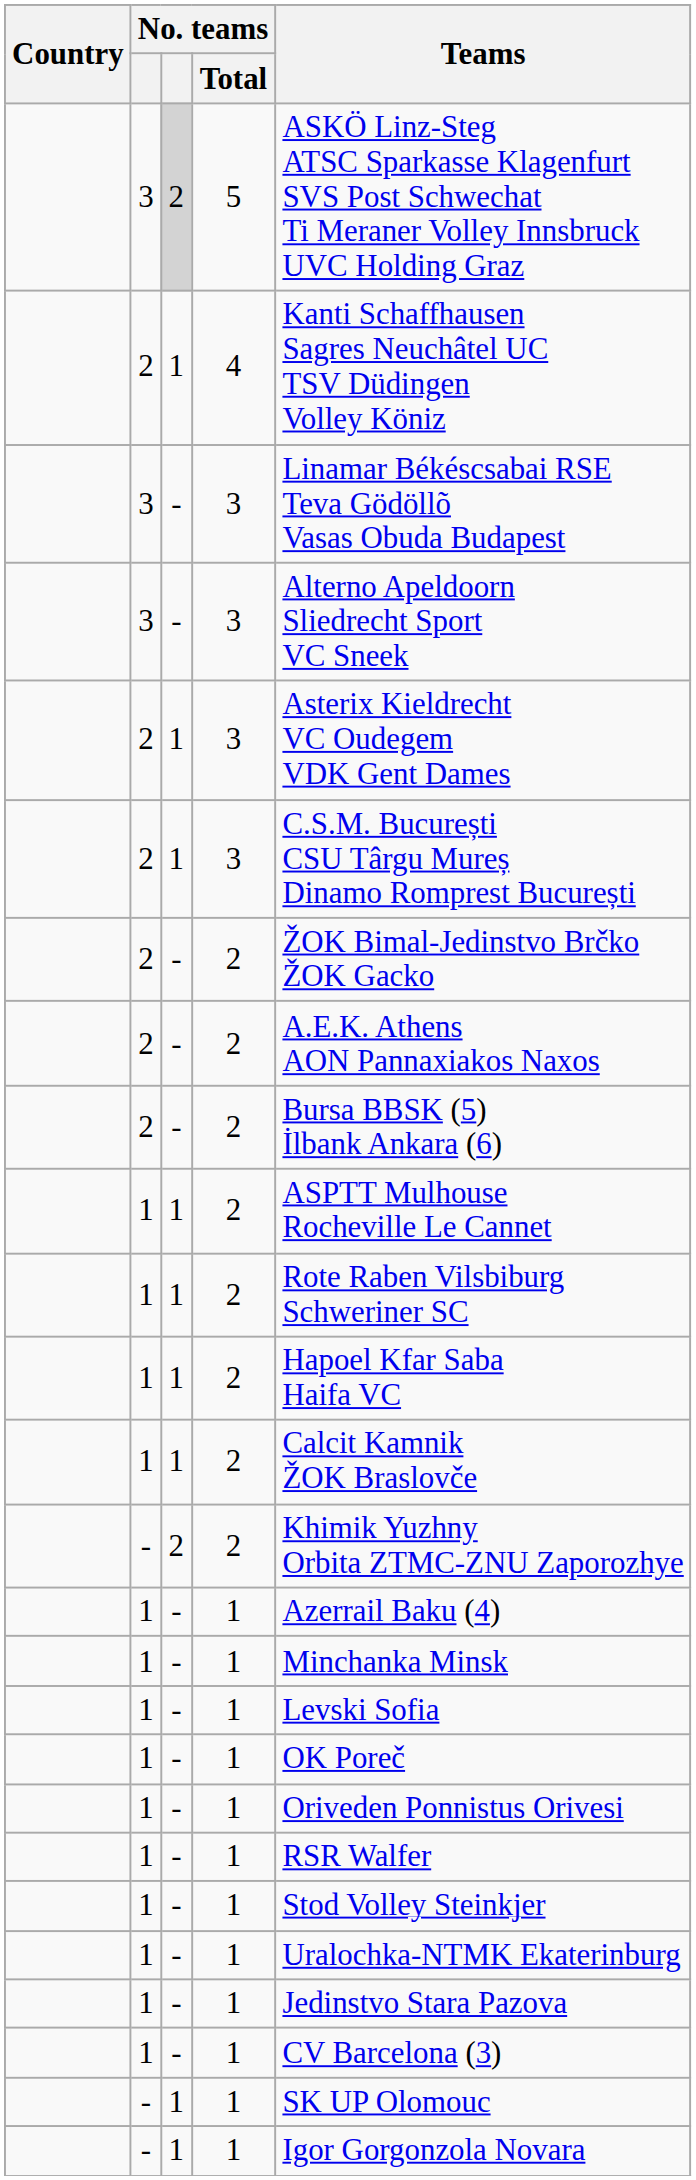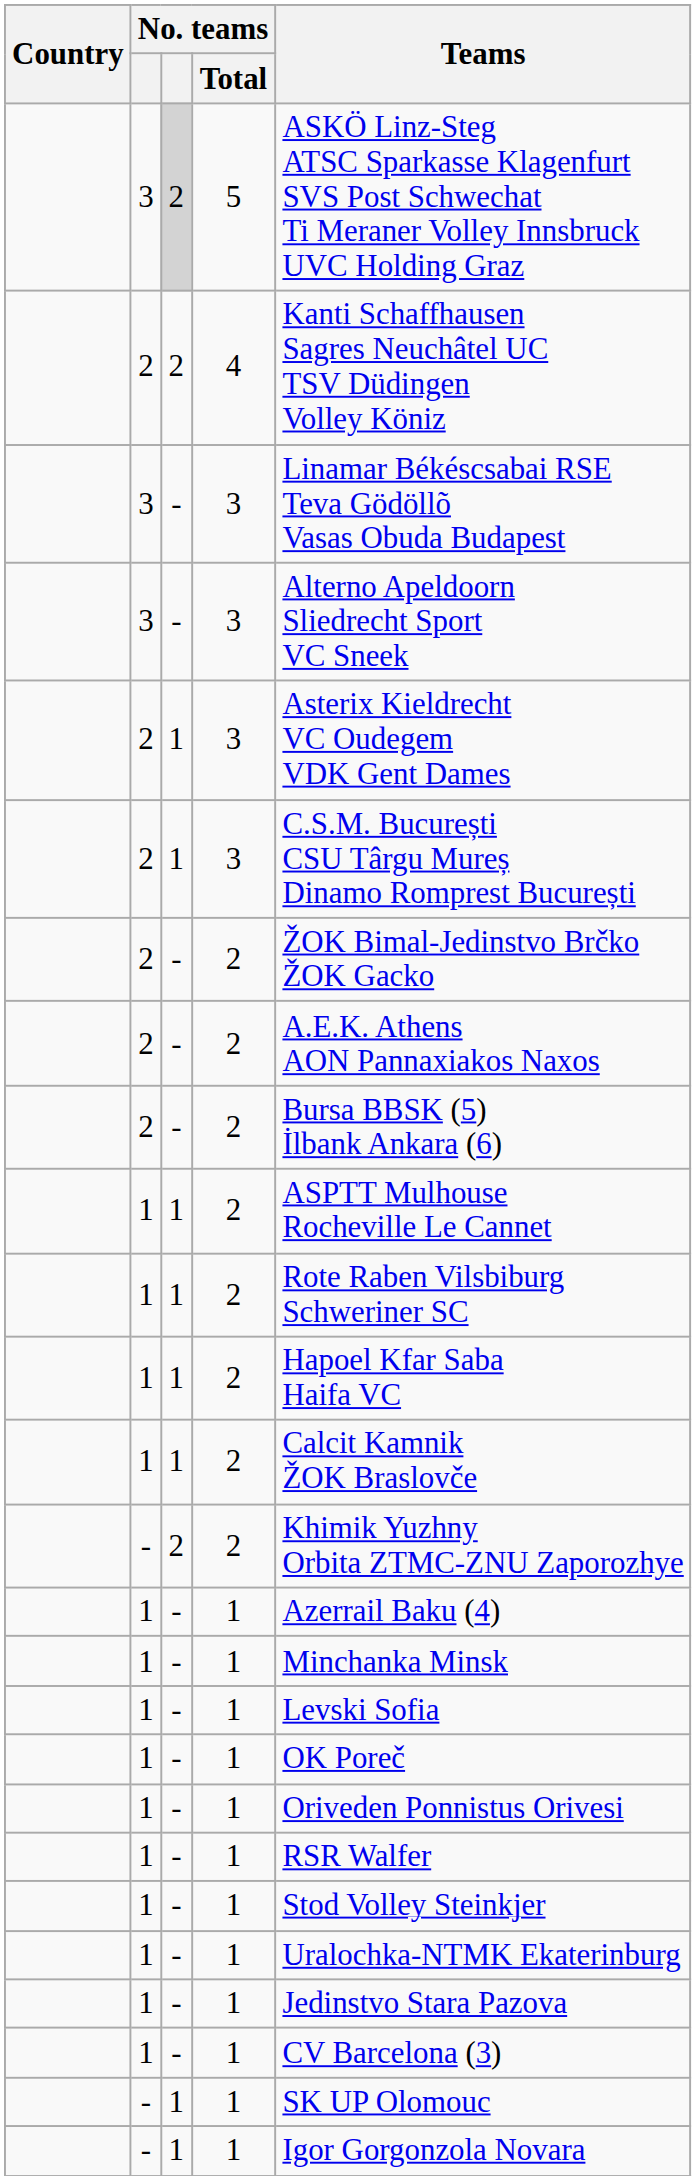(176, 366) 1 -> (176, 366) 2
